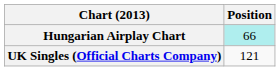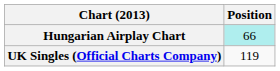(250, 55) 121 -> (250, 55) 119
